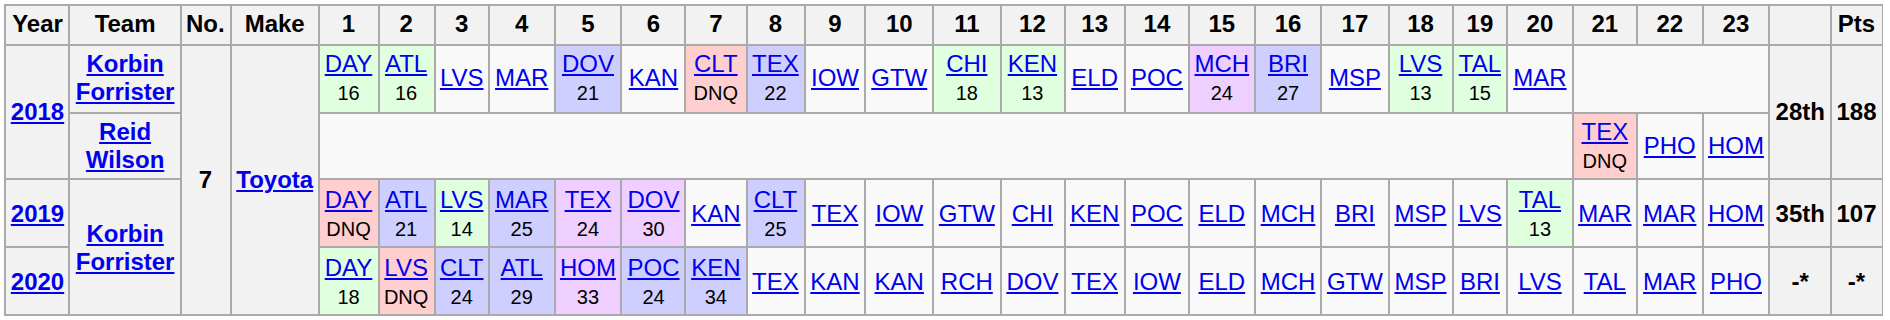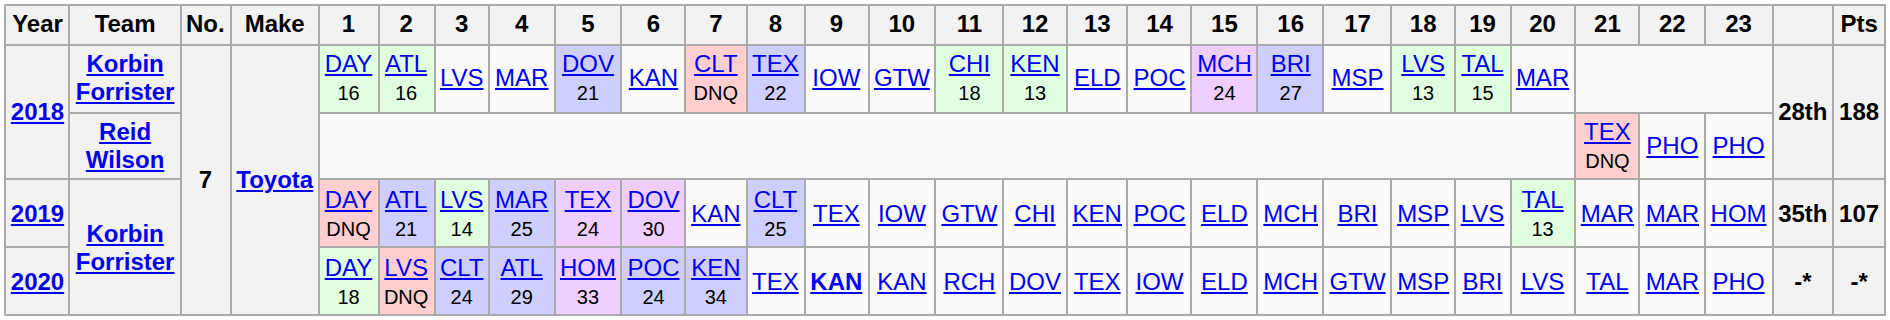(1736, 146) HOM -> (1739, 146) PHO
(835, 281) normal -> (836, 281) bold
